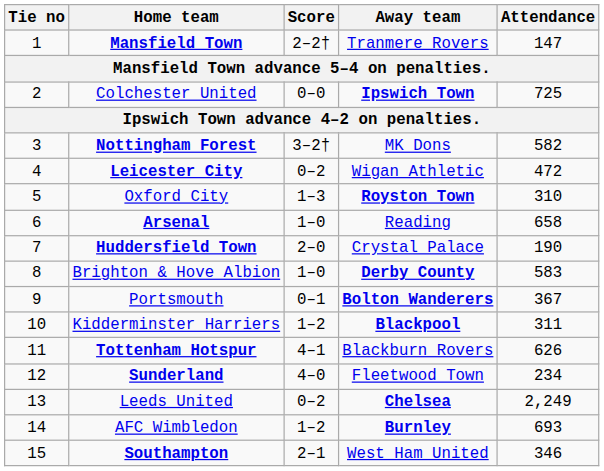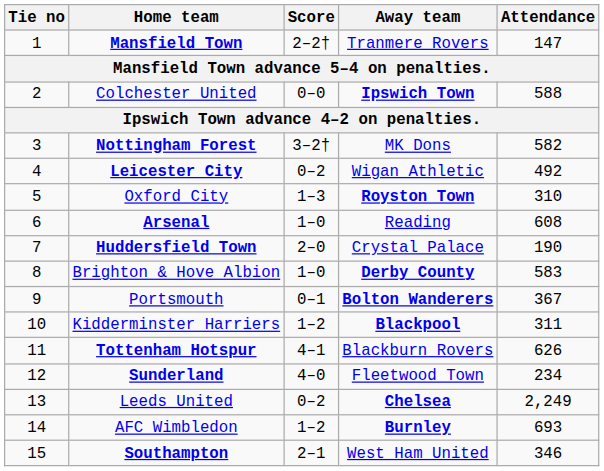(548, 94) 725 -> (548, 94) 588
(548, 171) 472 -> (548, 171) 492
(548, 223) 658 -> (548, 223) 608
